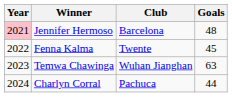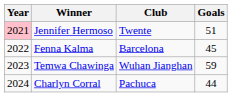(141, 30) Barcelona -> (135, 30) Twente
(211, 30) 48 -> (211, 30) 51
(135, 48) Twente -> (141, 48) Barcelona
(211, 65) 63 -> (211, 65) 59
